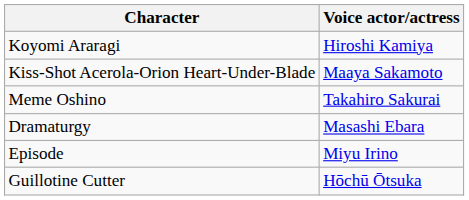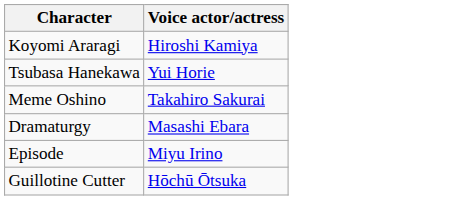+ row: (74, 72)
- row: (162, 72)
